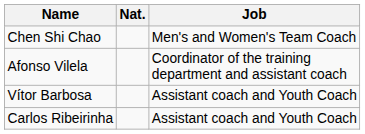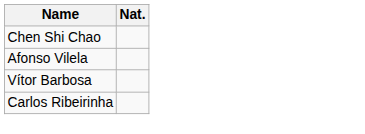- column: (254, 15)
